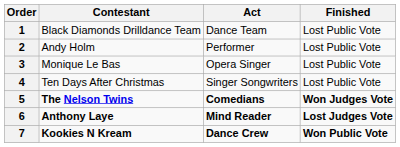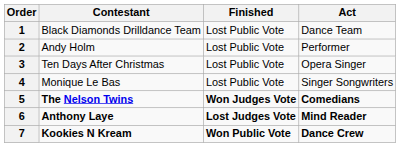columns swapped: (252, 13) <-> (348, 13)
(81, 64) Monique Le Bas -> (103, 64) Ten Days After Christmas
(103, 82) Ten Days After Christmas -> (81, 82) Monique Le Bas
